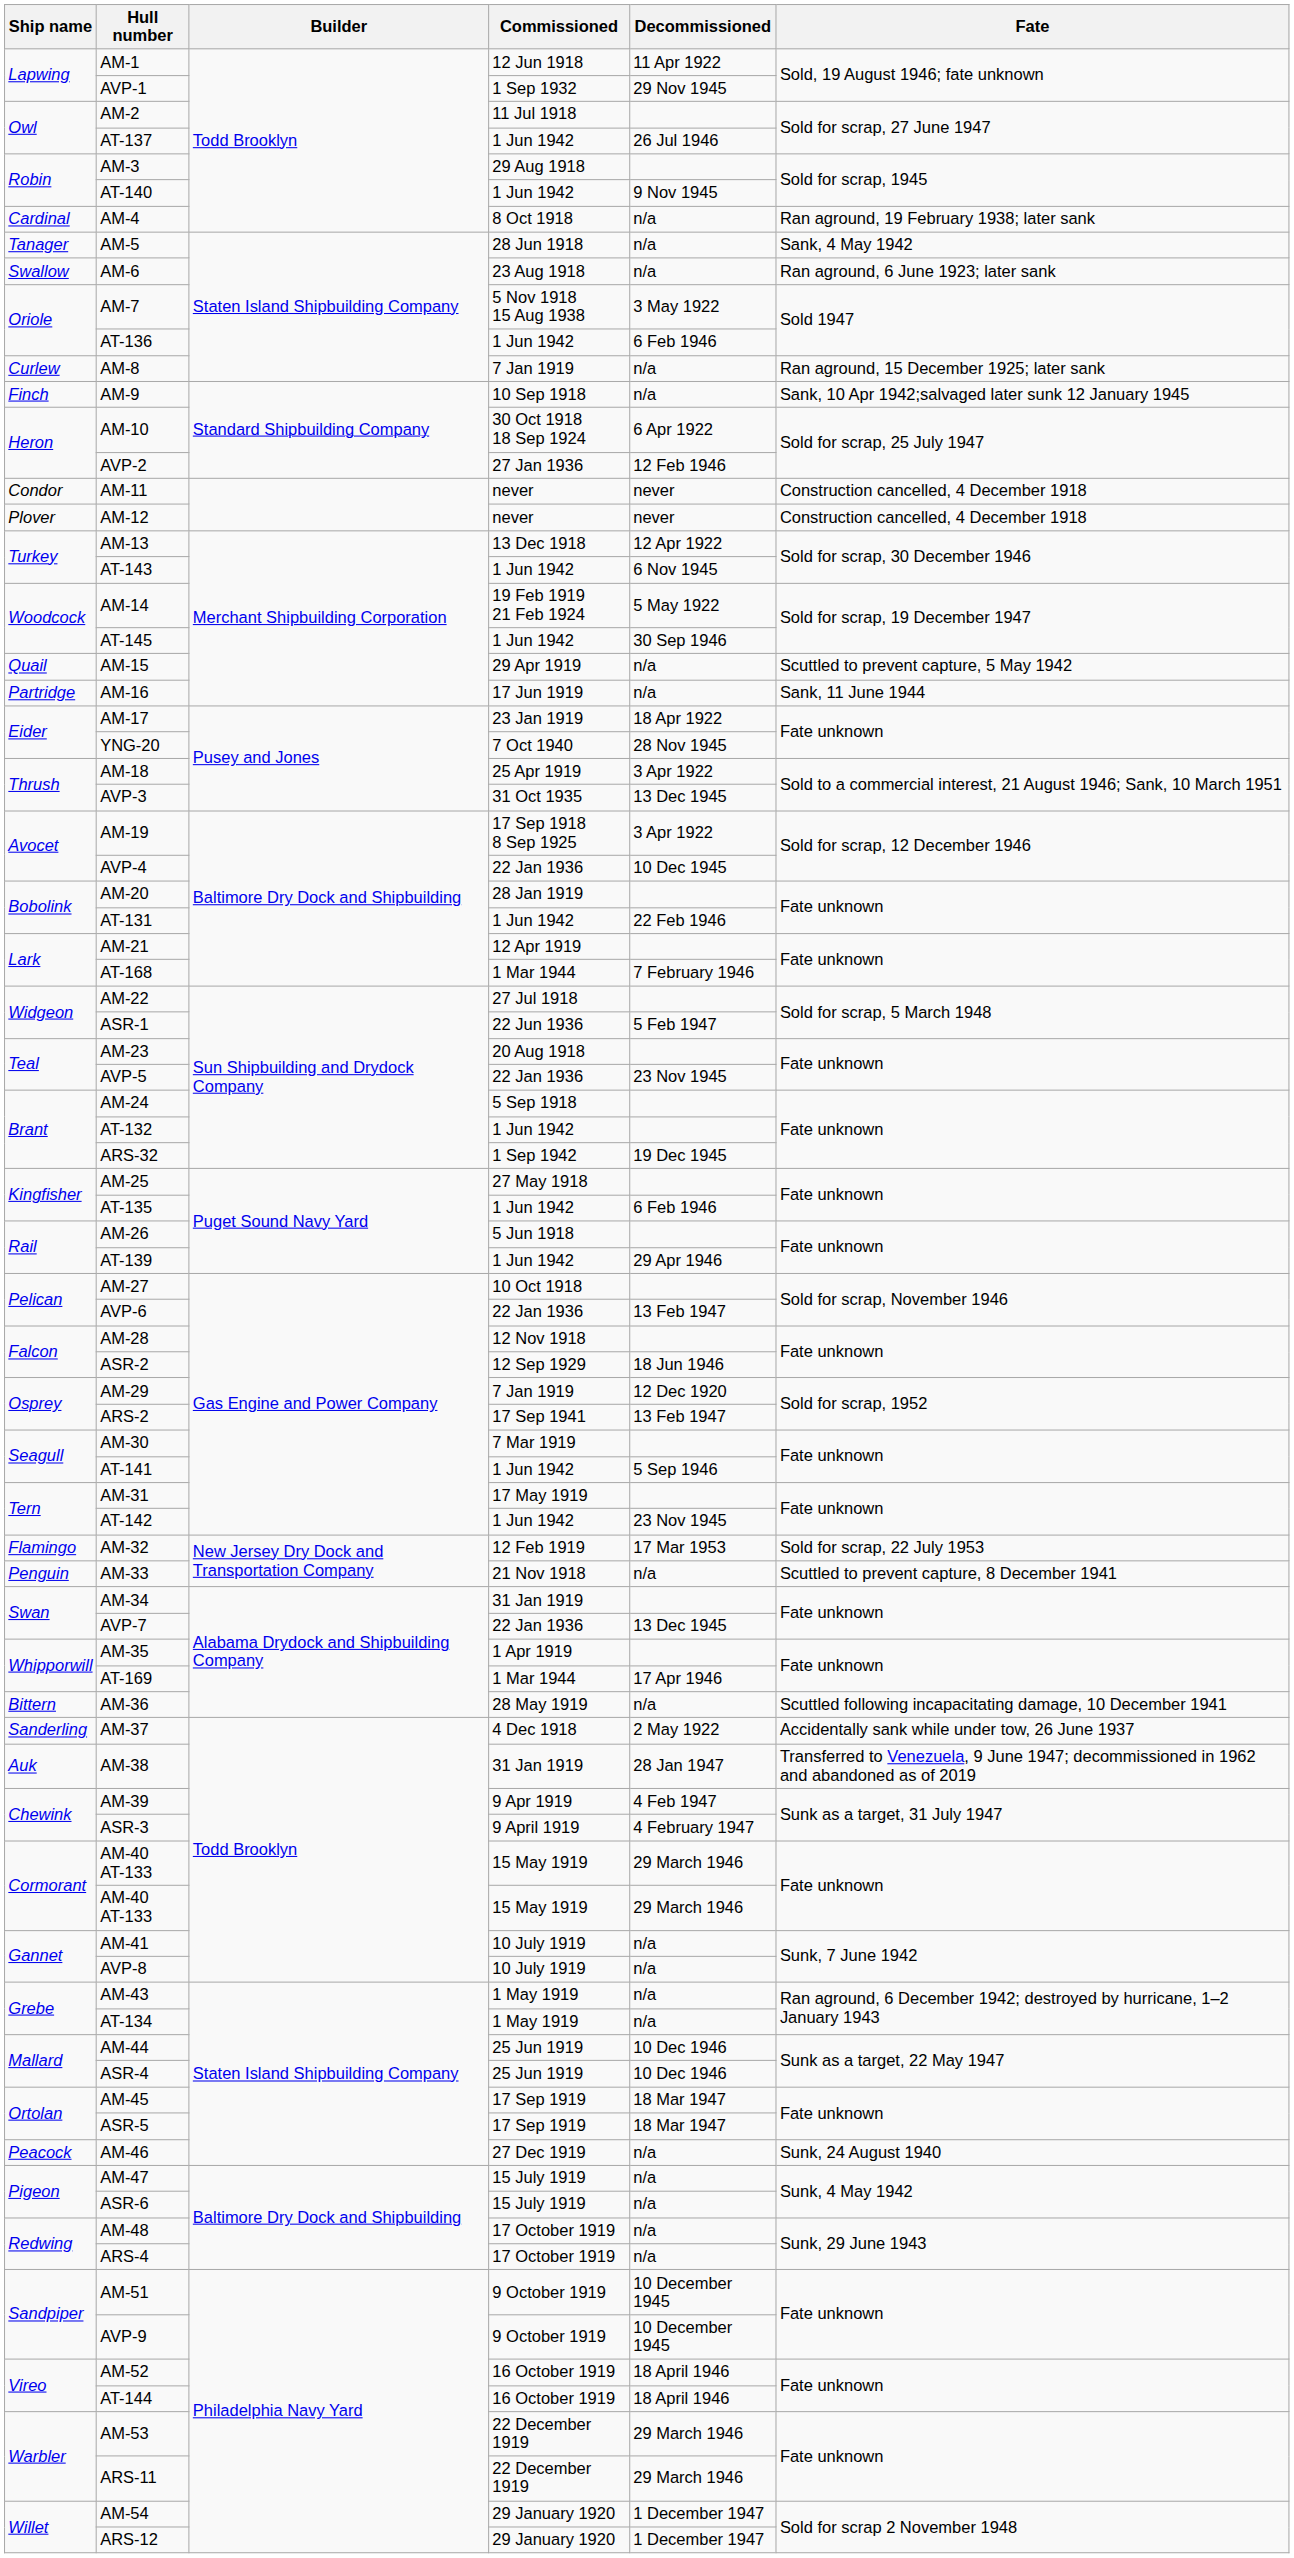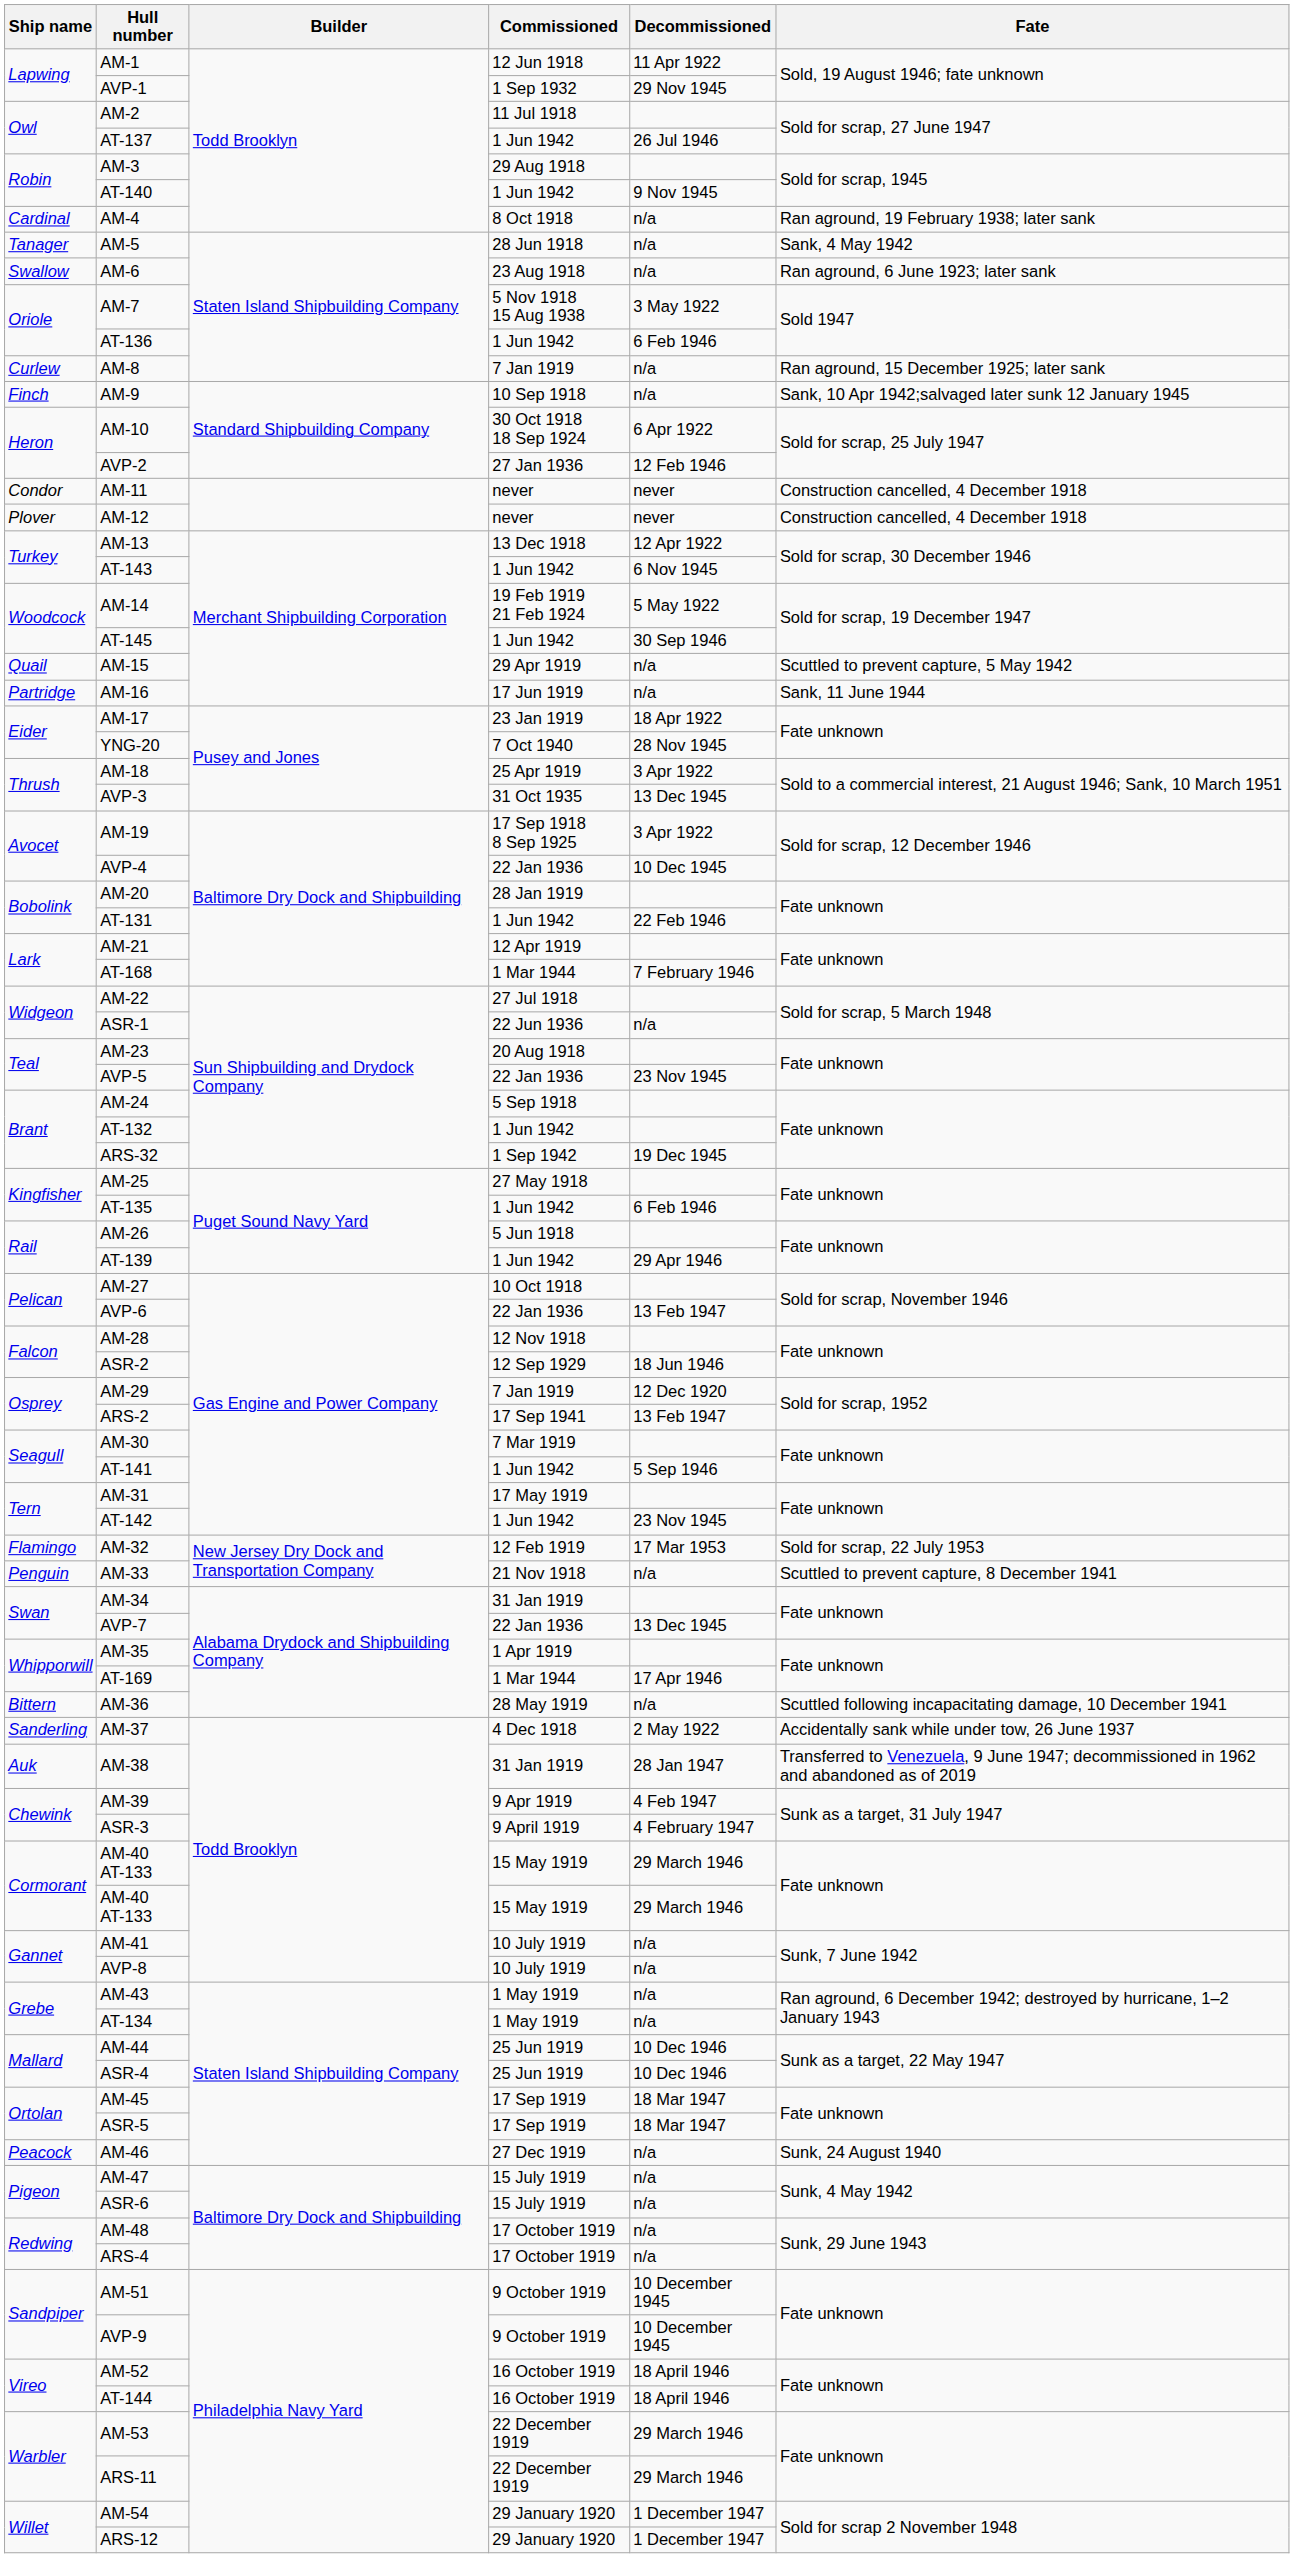(675, 1025) 5 Feb 1947 -> (645, 1025) n/a
